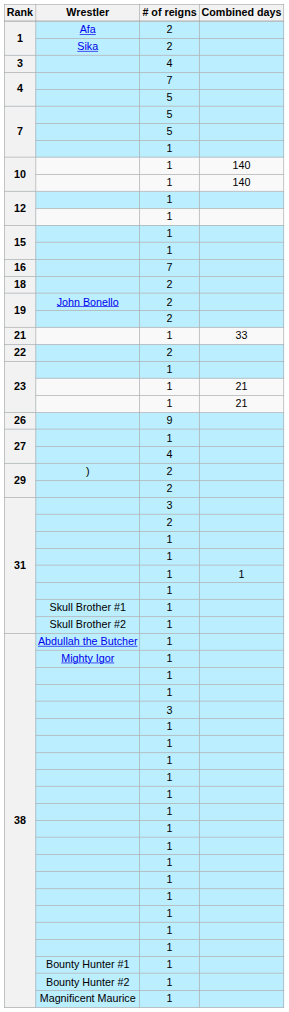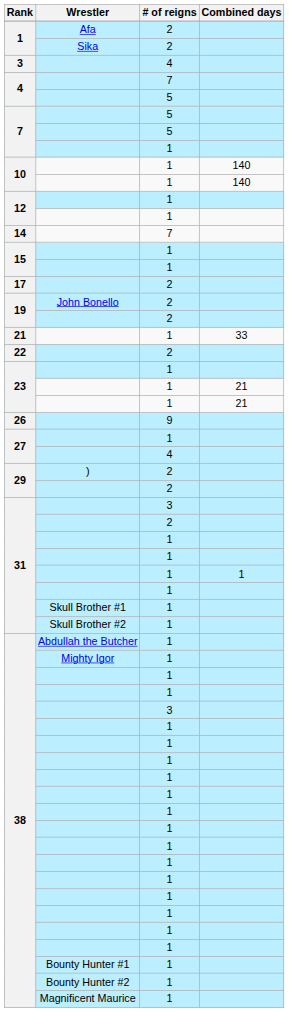+ row: (20, 234)
- row: (20, 268)
+ row: (20, 285)
- row: (20, 285)
